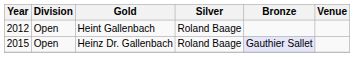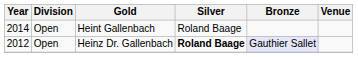(18, 28) 2012 -> (18, 28) 2014
(18, 44) 2015 -> (18, 44) 2012
(209, 44) normal -> (211, 44) bold
